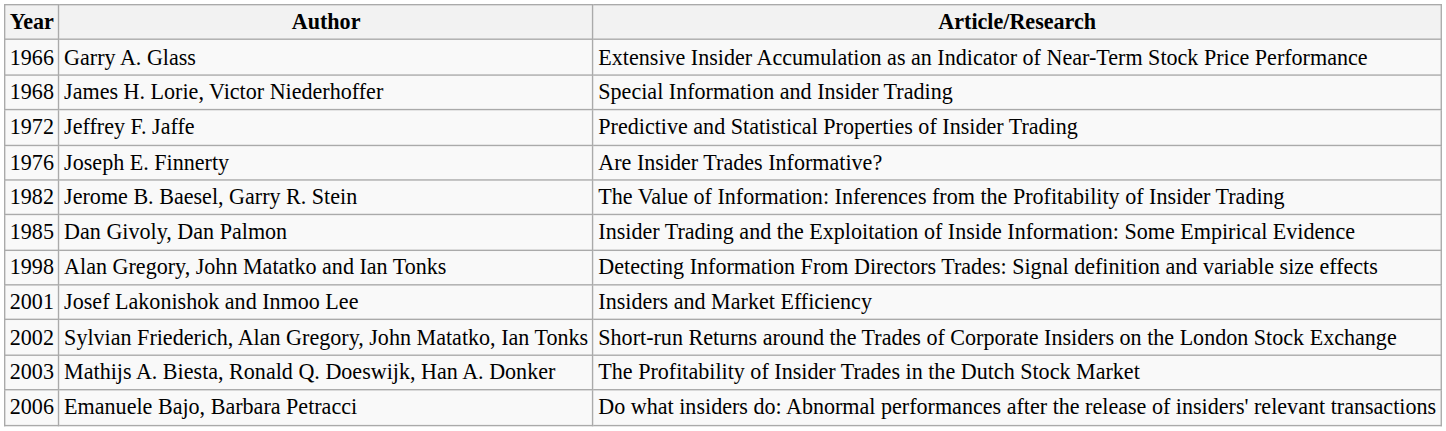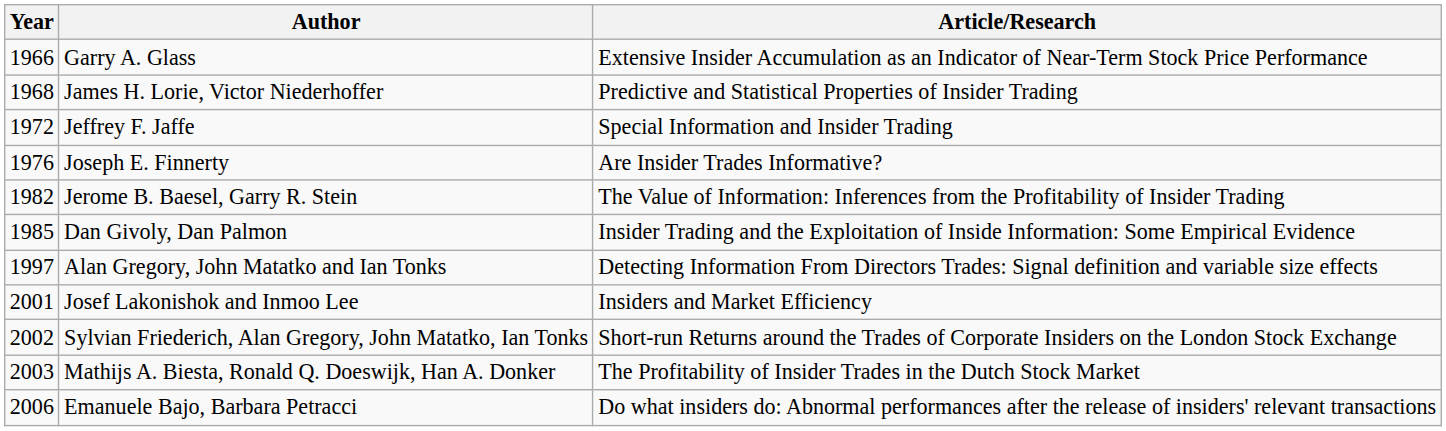(776, 92) Special Information and Insider Trading -> (838, 92) Predictive and Statistical Properties of Insider Trading
(838, 127) Predictive and Statistical Properties of Insider Trading -> (776, 127) Special Information and Insider Trading
(32, 267) 1998 -> (32, 267) 1997
